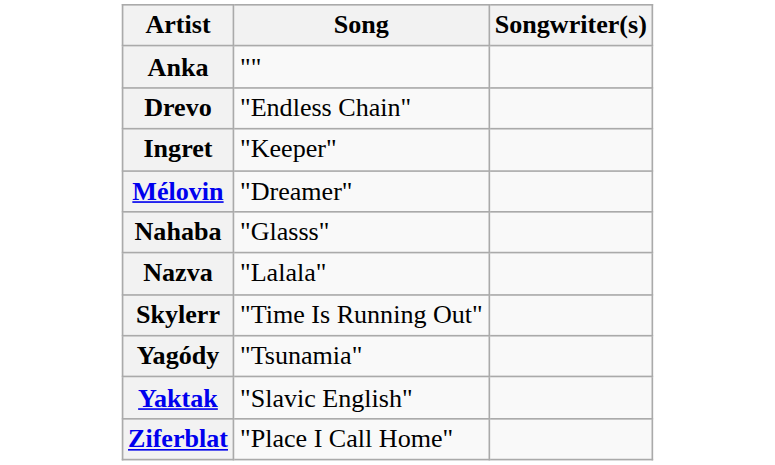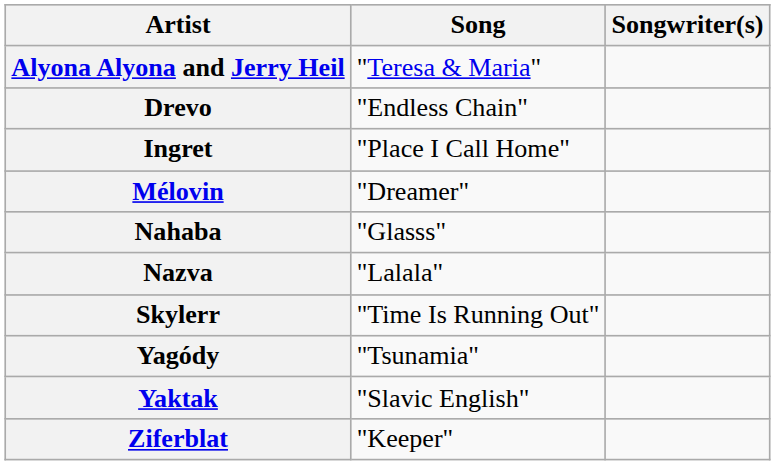+ row: (178, 66)
- row: (178, 66)
(288, 149) "Keeper" -> (463, 149) "Place I Call Home"
(347, 438) "Place I Call Home" -> (405, 438) "Keeper"
